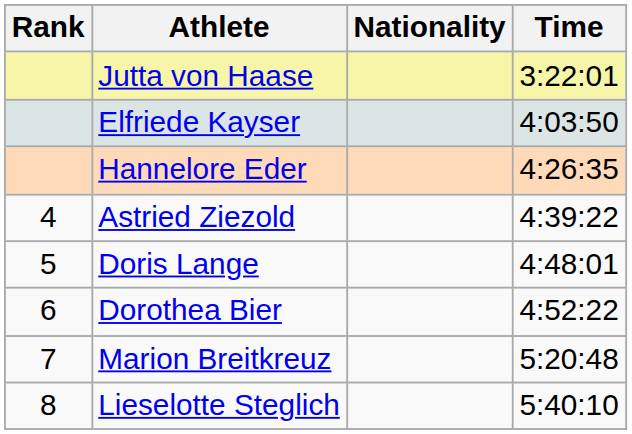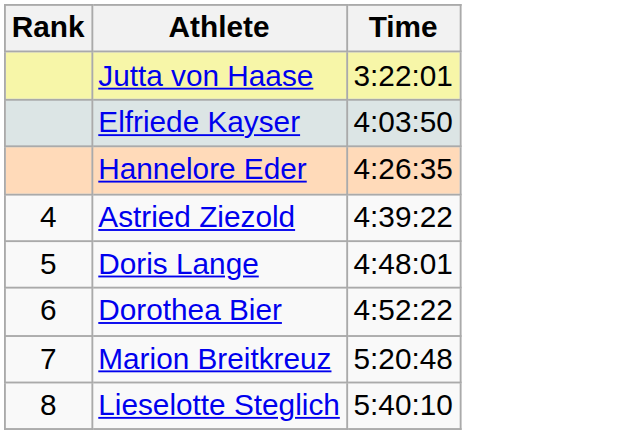- column: (430, 28)
